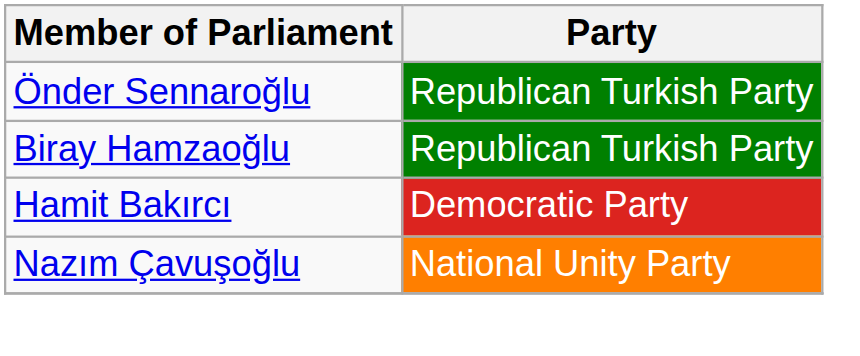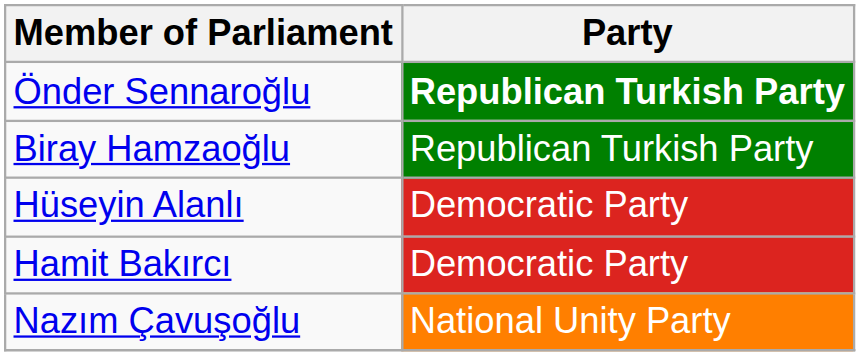(612, 90) normal -> (627, 90) bold
+ row: (129, 206)
